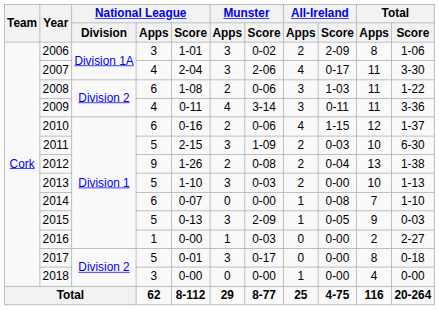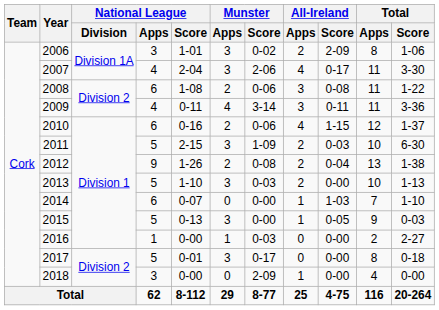(337, 88) 1-03 -> (337, 88) 0-08
(337, 201) 0-08 -> (337, 201) 1-03
(264, 220) 2-09 -> (264, 220) 0-00
(264, 276) 0-00 -> (264, 276) 2-09
